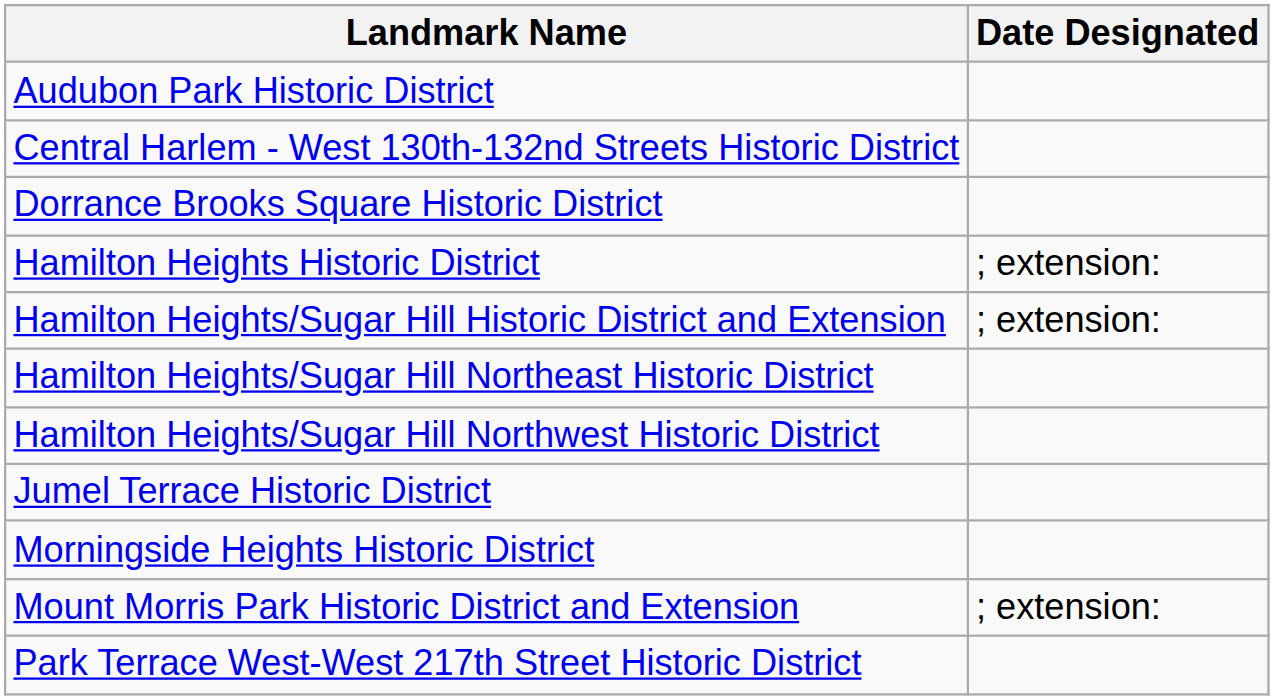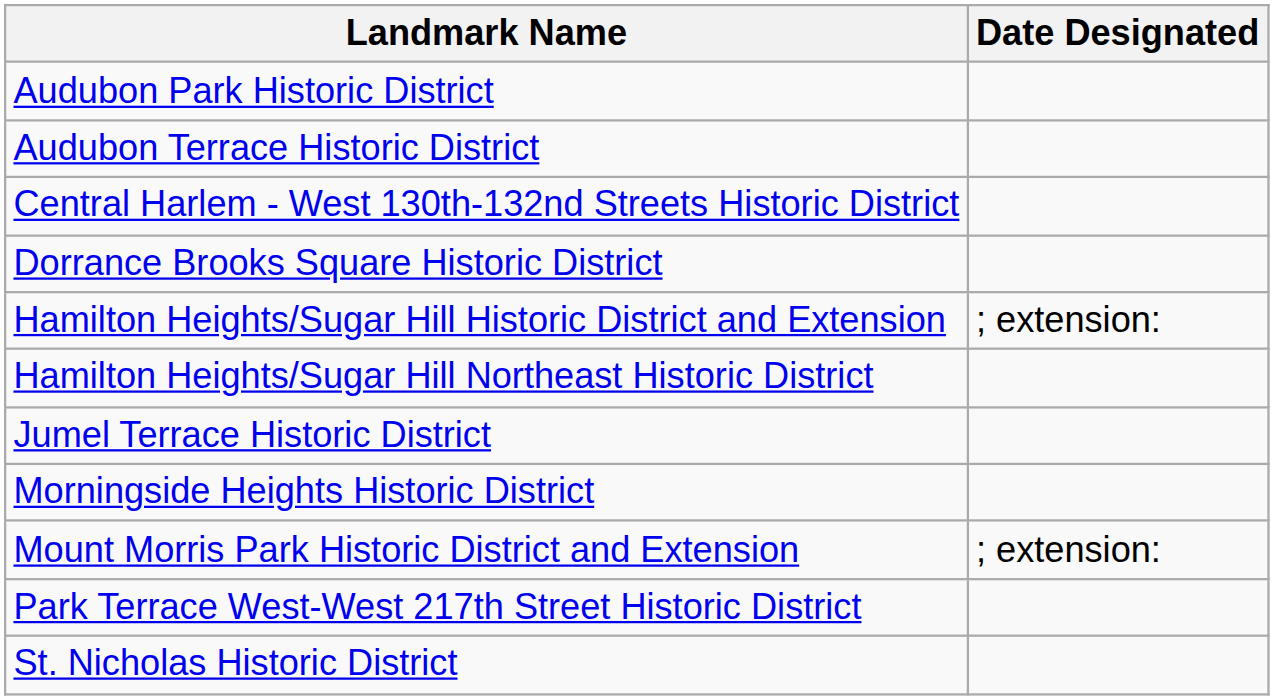+ row: (276, 147)
- row: (277, 262)
- row: (447, 434)
+ row: (235, 663)
